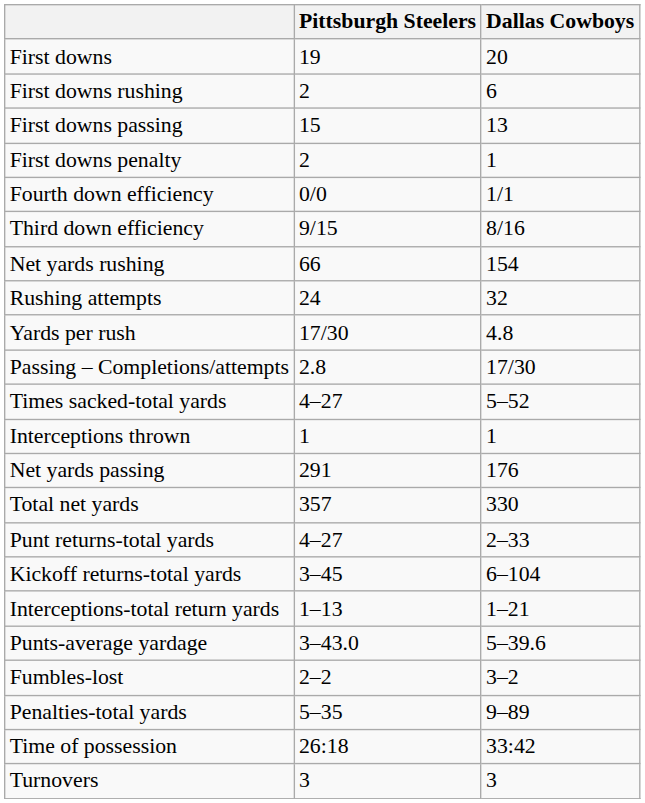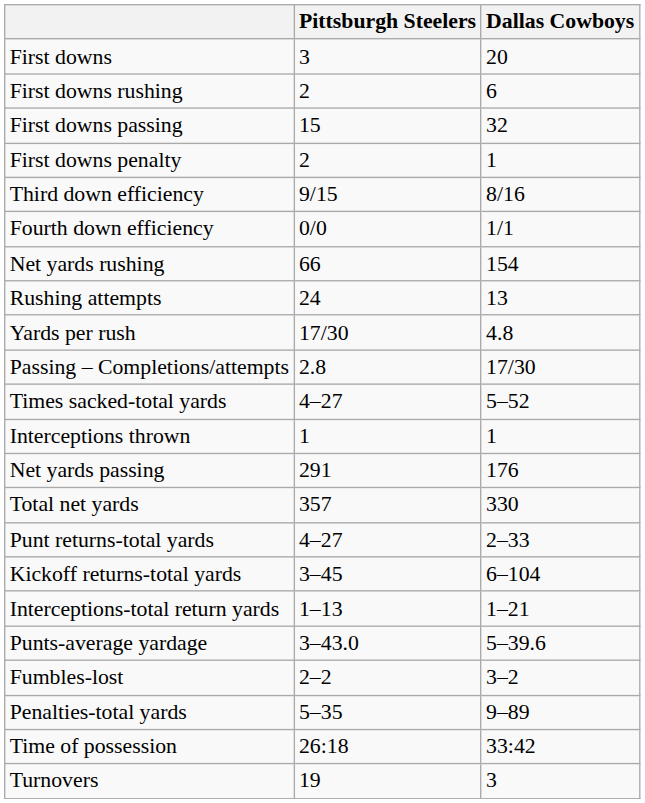(310, 56) 19 -> (304, 56) 3
(497, 125) 13 -> (497, 125) 32
rows swapped: (107, 228) <-> (112, 194)
(497, 297) 32 -> (497, 297) 13
(304, 780) 3 -> (310, 780) 19
